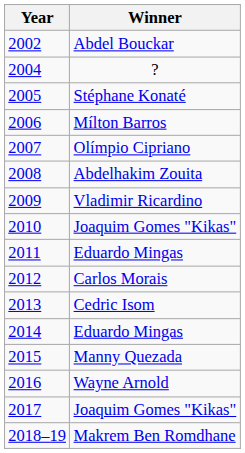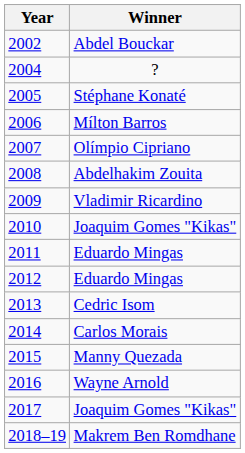(121, 278) Carlos Morais -> (128, 278) Eduardo Mingas
(128, 331) Eduardo Mingas -> (121, 331) Carlos Morais
